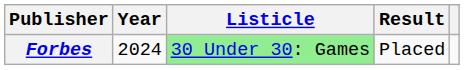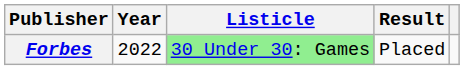(140, 50) 2024 -> (140, 50) 2022
